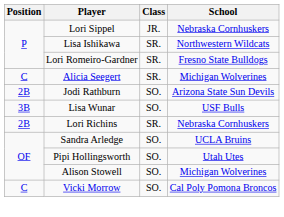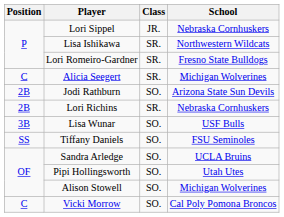rows swapped: (92, 124) <-> (92, 108)
+ row: (92, 140)
